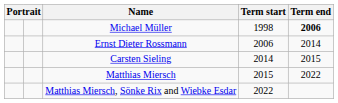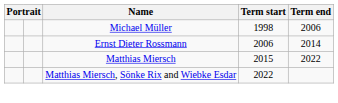(311, 28) bold -> (311, 28) normal
- row: (141, 59)
